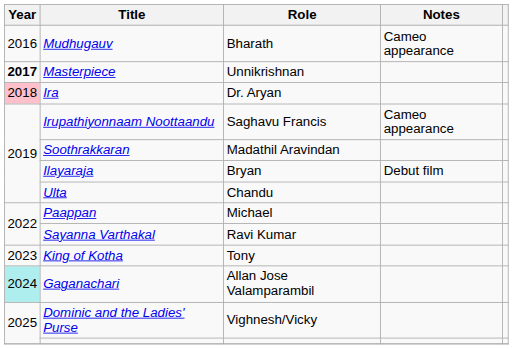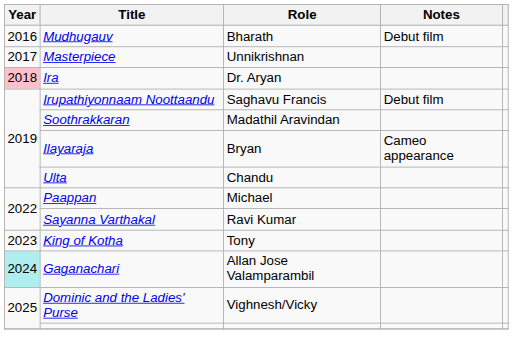(419, 43) Cameo appearance -> (414, 36) Debut film
(22, 72) bold -> (22, 57) normal
(419, 121) Cameo appearance -> (414, 99) Debut film
(414, 171) Debut film -> (419, 148) Cameo appearance
